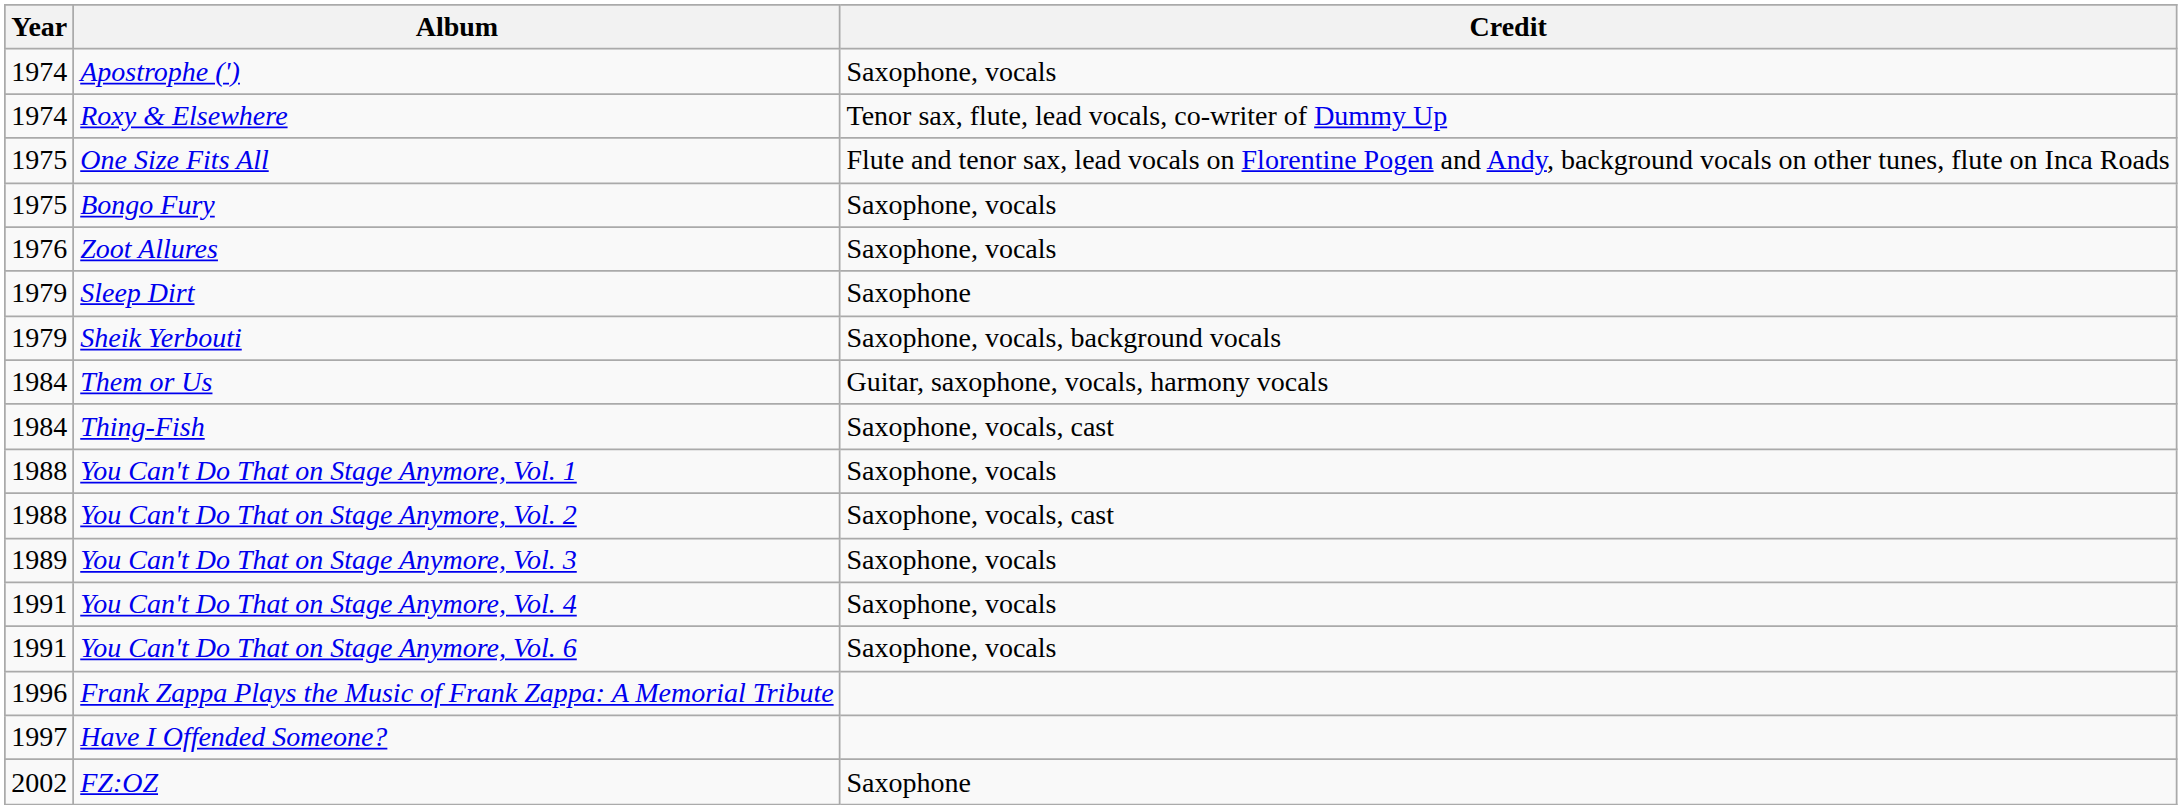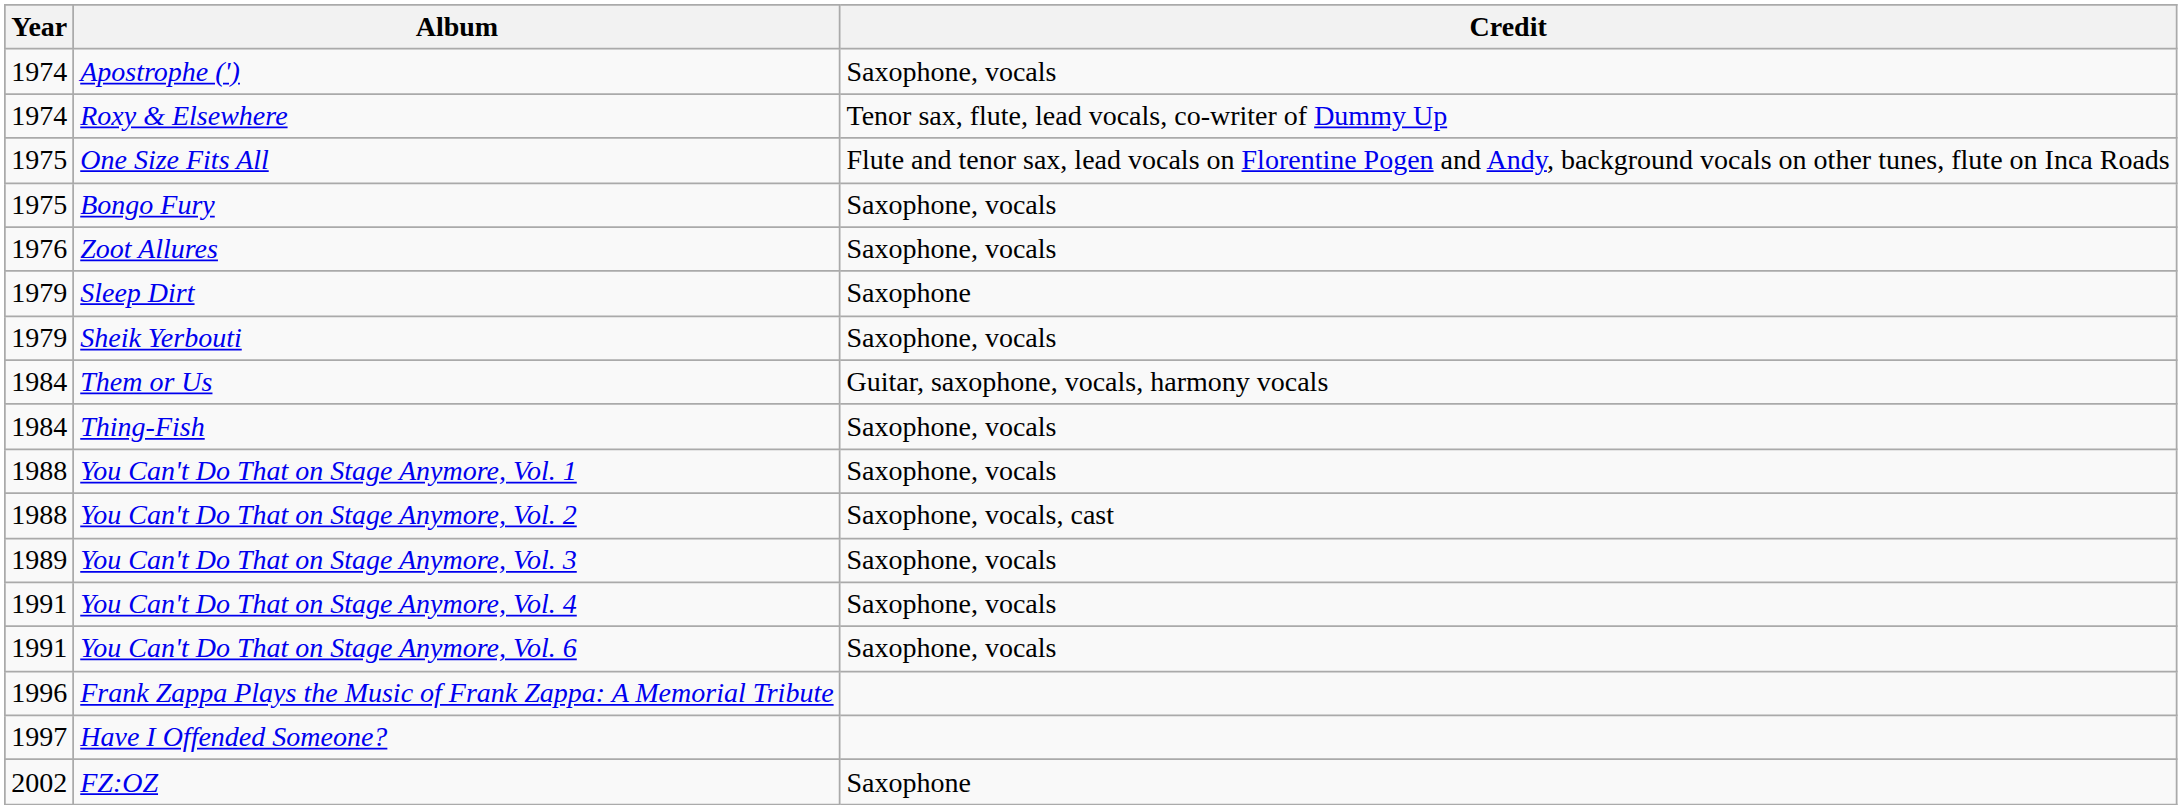(1064, 337) Saxophone, vocals, background vocals -> (952, 337) Saxophone, vocals
(980, 426) Saxophone, vocals, cast -> (952, 426) Saxophone, vocals
